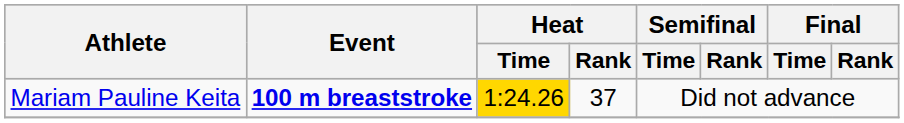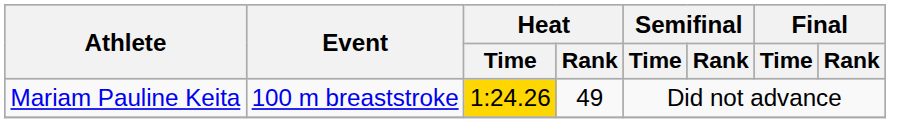(362, 99) bold -> (355, 99) normal
(603, 99) 37 -> (590, 99) 49
